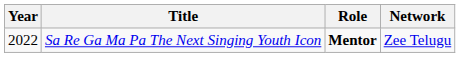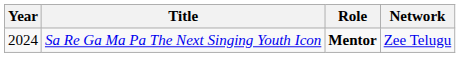(23, 40) 2022 -> (23, 40) 2024
